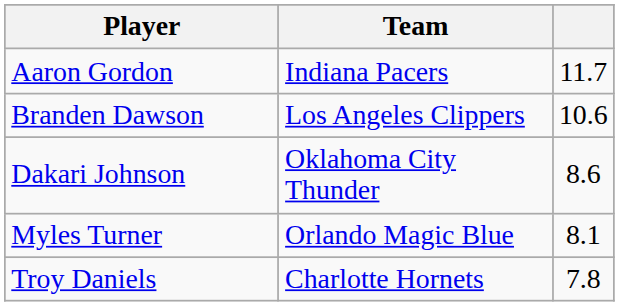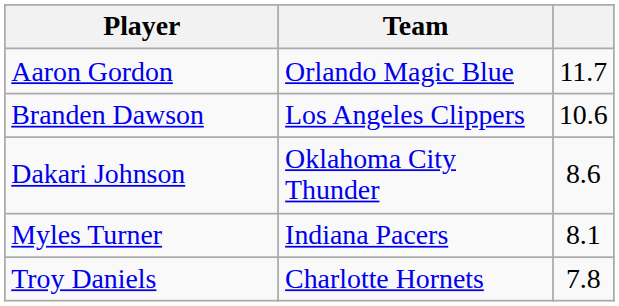(367, 70) Indiana Pacers -> (400, 70) Orlando Magic Blue
(400, 234) Orlando Magic Blue -> (367, 234) Indiana Pacers
